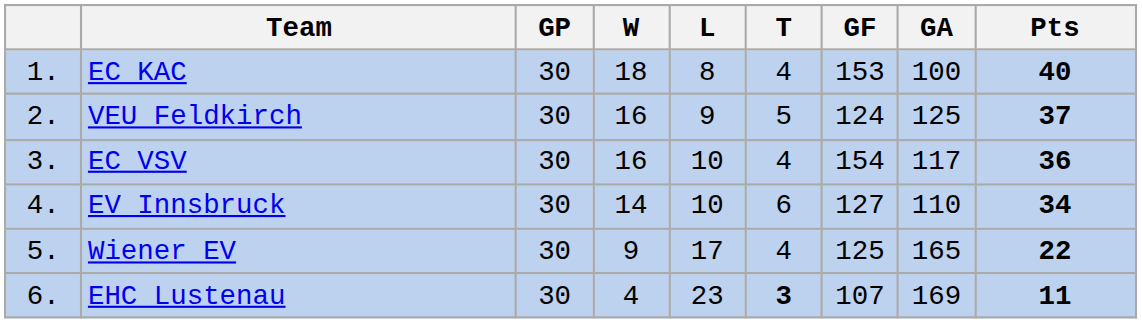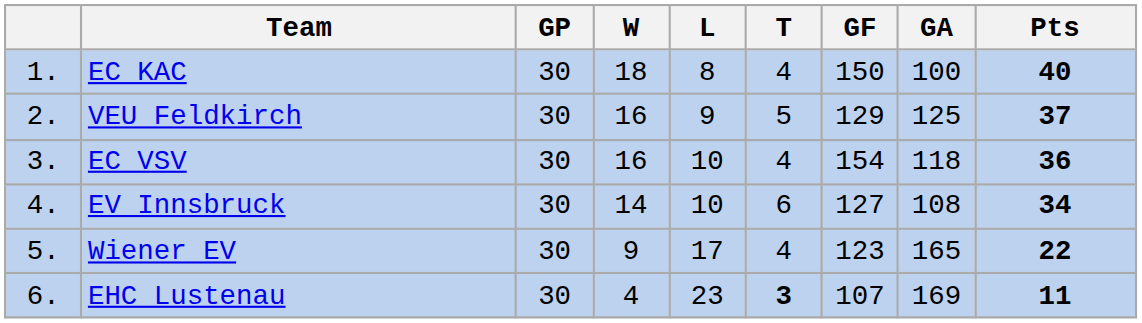(860, 72) 153 -> (860, 72) 150
(860, 117) 124 -> (860, 117) 129
(936, 162) 117 -> (936, 162) 118
(936, 206) 110 -> (936, 206) 108
(860, 251) 125 -> (860, 251) 123
